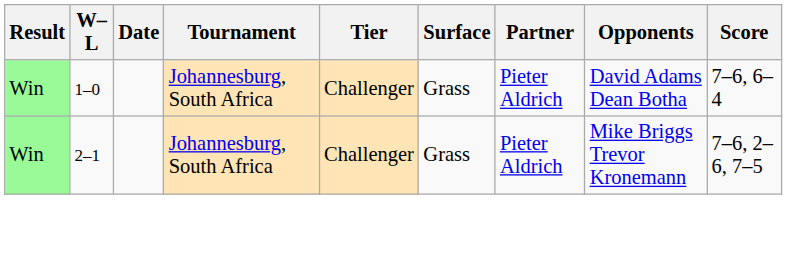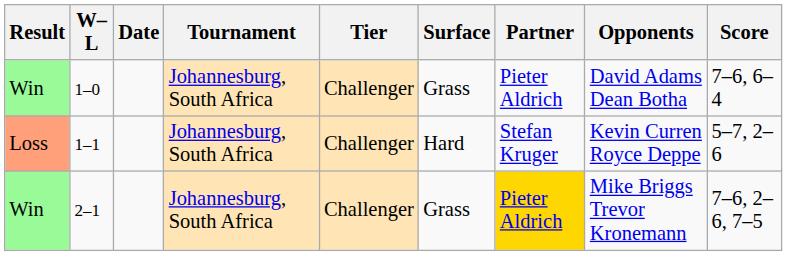+ row: (87, 144)
(531, 154) no background -> (531, 210) gold background
